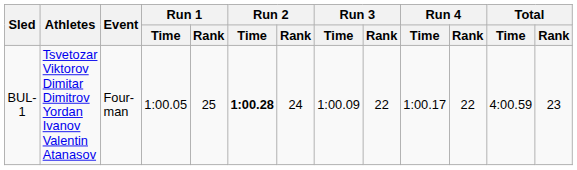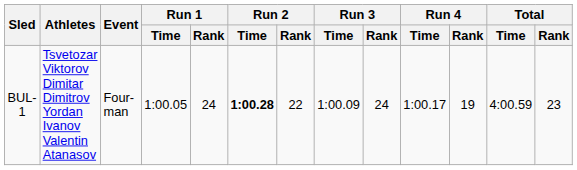(209, 105) 25 -> (209, 105) 24
(296, 105) 24 -> (296, 105) 22
(382, 105) 22 -> (382, 105) 24
(468, 105) 22 -> (468, 105) 19
